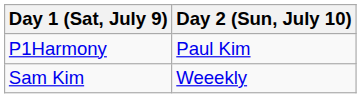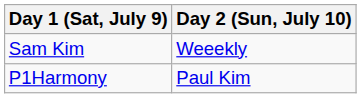rows swapped: (47, 78) <-> (58, 48)
